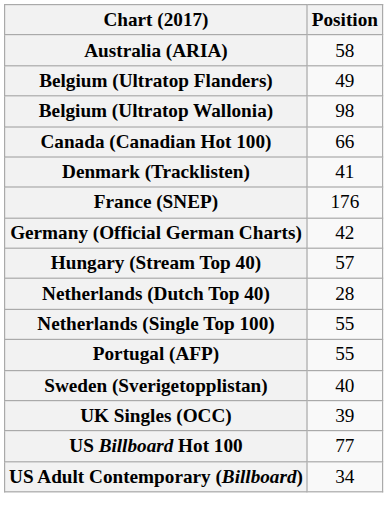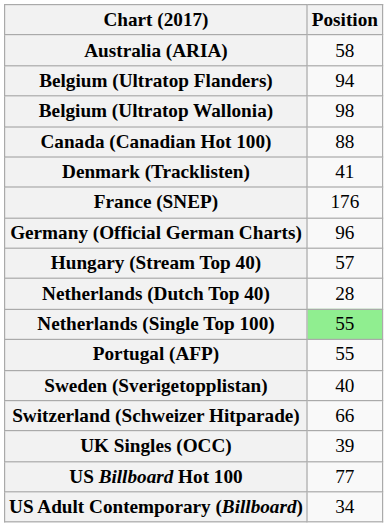(345, 80) 49 -> (345, 80) 94
(345, 141) 66 -> (345, 141) 88
(345, 232) 42 -> (345, 232) 96
(345, 324) no background -> (345, 324) lightgreen background
+ row: (156, 415)
